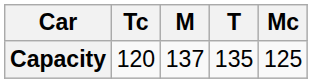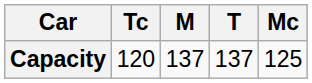(234, 59) 135 -> (234, 59) 137
